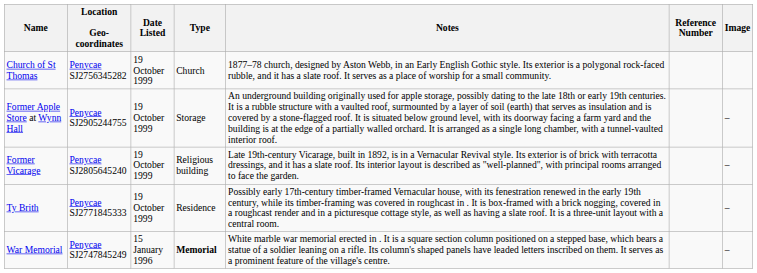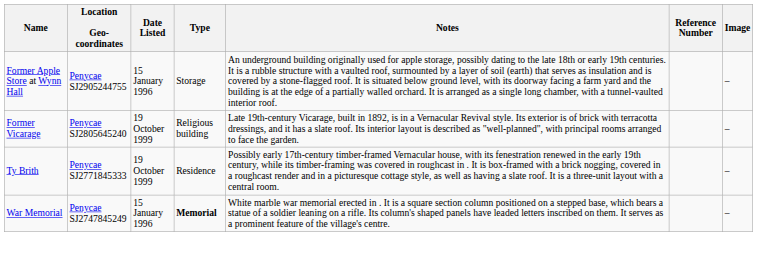- row: (31, 70)
(149, 118) 19 October 1999 -> (148, 81) 15 January 1996
